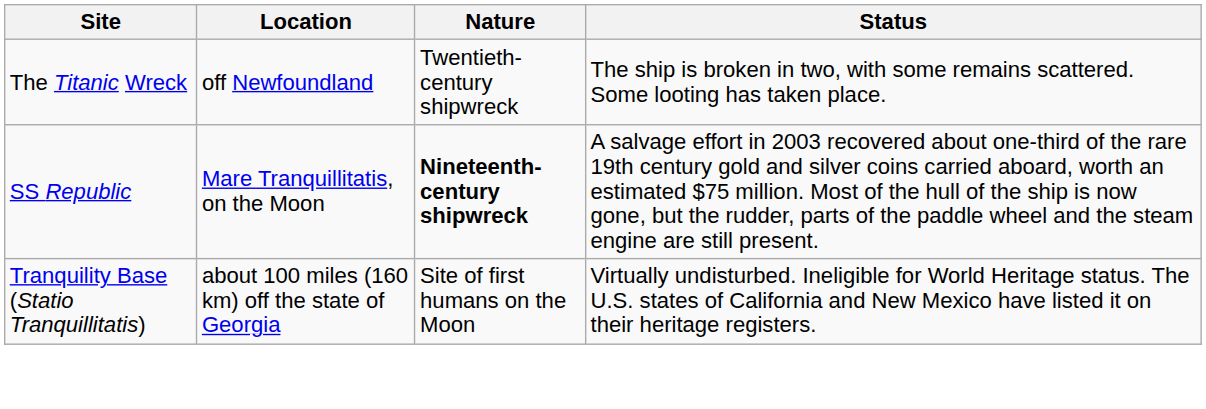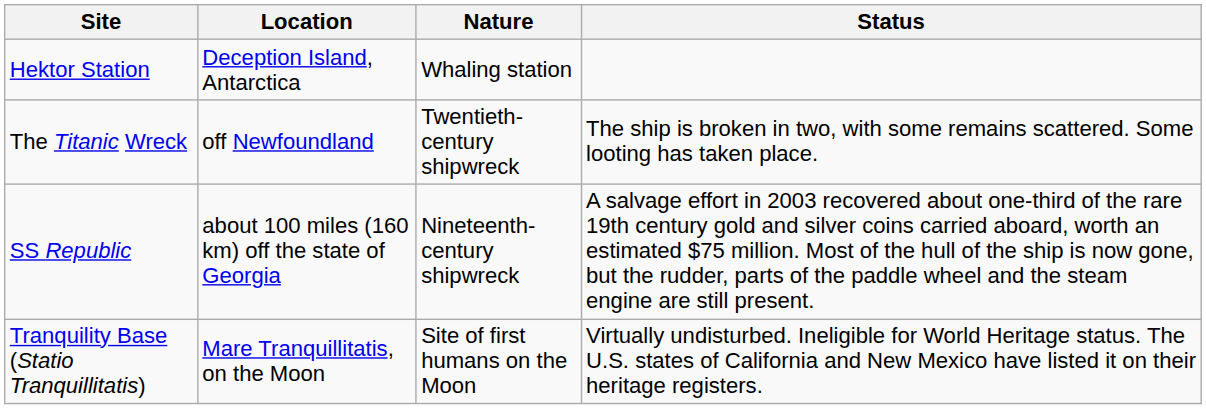+ row: (80, 69)
(298, 191) Mare Tranquillitatis, on the Moon -> (305, 251) about 100 miles (160 km) off the state of Georgia
(481, 191) bold -> (478, 251) normal
(305, 300) about 100 miles (160 km) off the state of Georgia -> (298, 360) Mare Tranquillitatis, on the Moon
